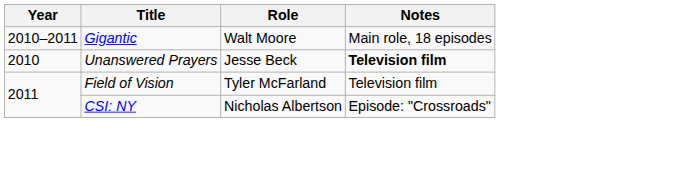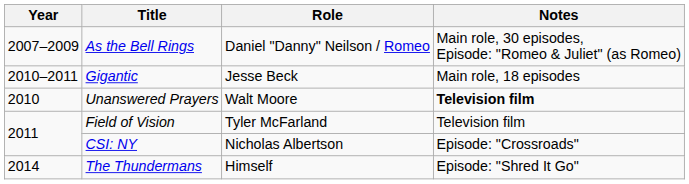+ row: (140, 46)
(260, 38) Walt Moore -> (262, 76) Jesse Beck
(260, 60) Jesse Beck -> (261, 99) Walt Moore
+ row: (144, 167)
